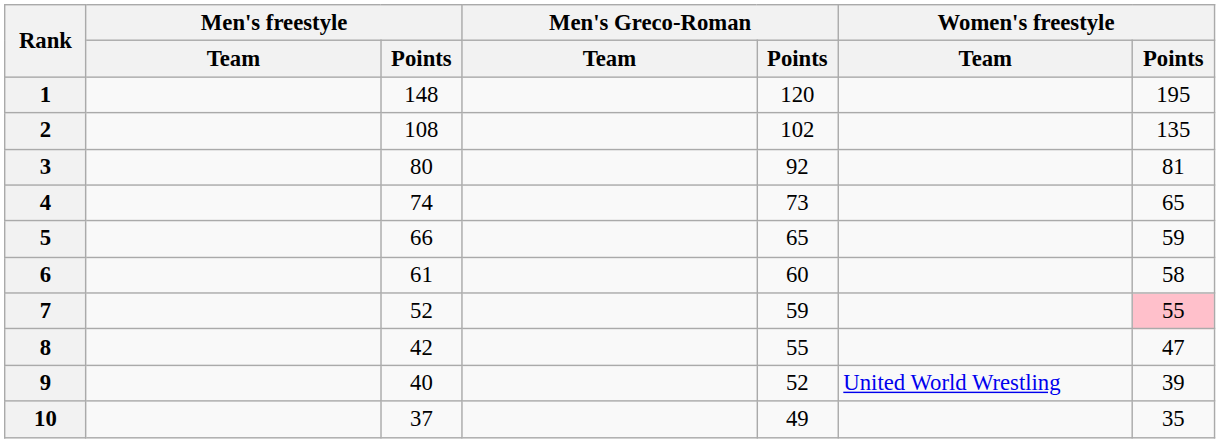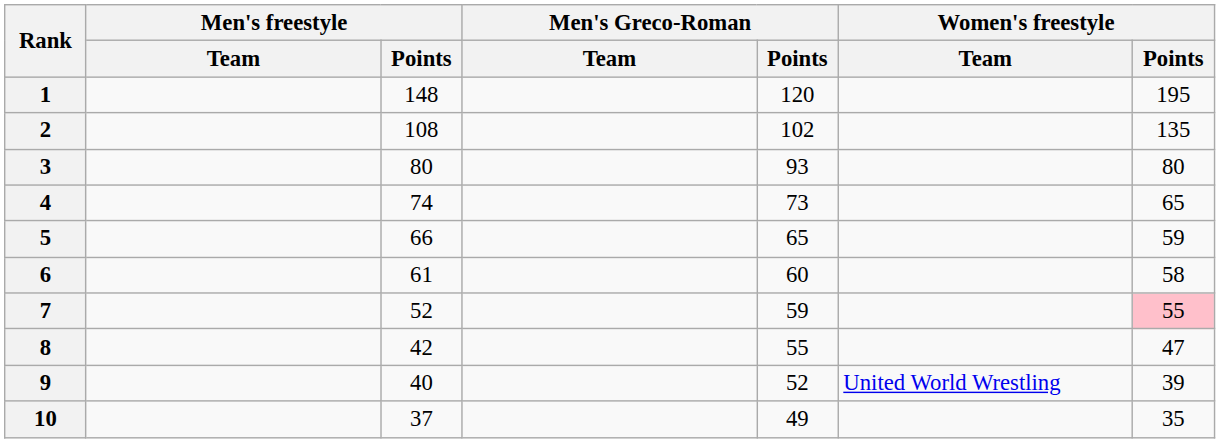(797, 166) 92 -> (797, 166) 93
(1173, 166) 81 -> (1173, 166) 80
